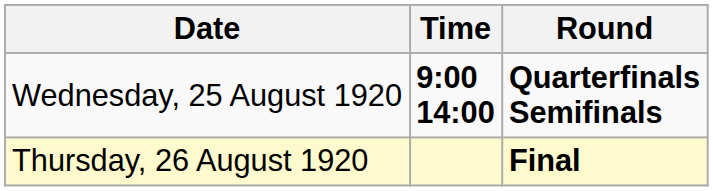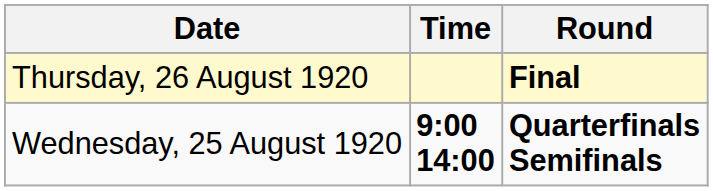rows swapped: (207, 94) <-> (190, 160)
